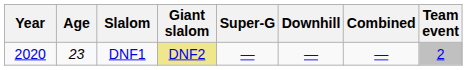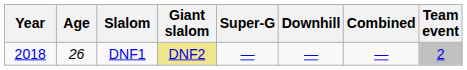(30, 53) 2020 -> (30, 53) 2018
(77, 53) 23 -> (77, 53) 26
